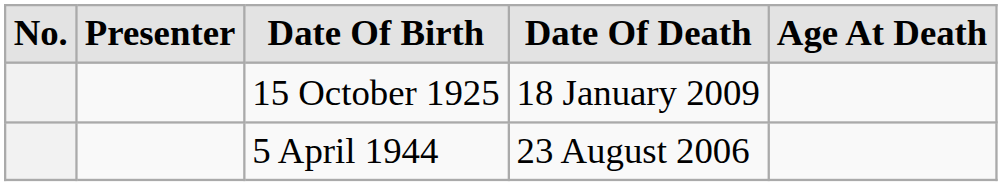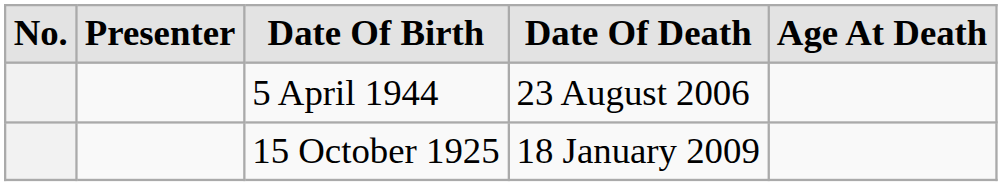rows swapped: (376, 92) <-> (345, 150)
